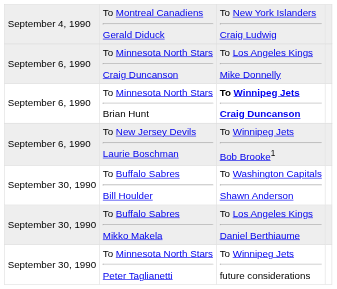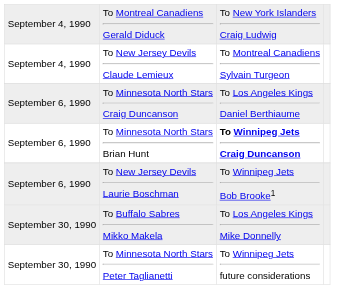+ row: (158, 63)
(271, 63) To Los Angeles Kings Mike Donnelly -> (270, 103) To Los Angeles Kings Daniel Berthiaume
- row: (158, 185)
(271, 225) To Los Angeles Kings Daniel Berthiaume -> (270, 225) To Los Angeles Kings Mike Donnelly
